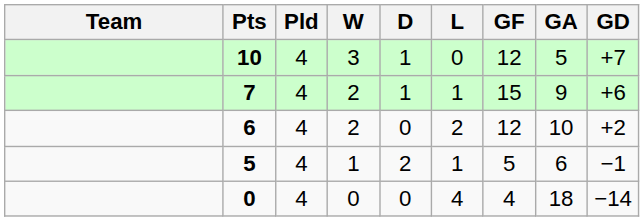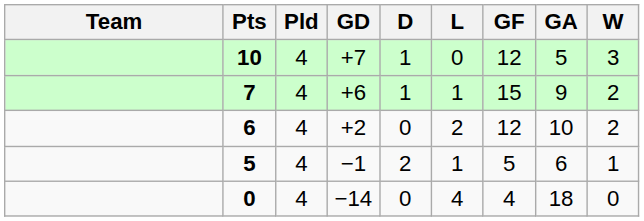columns swapped: (353, 22) <-> (613, 22)
